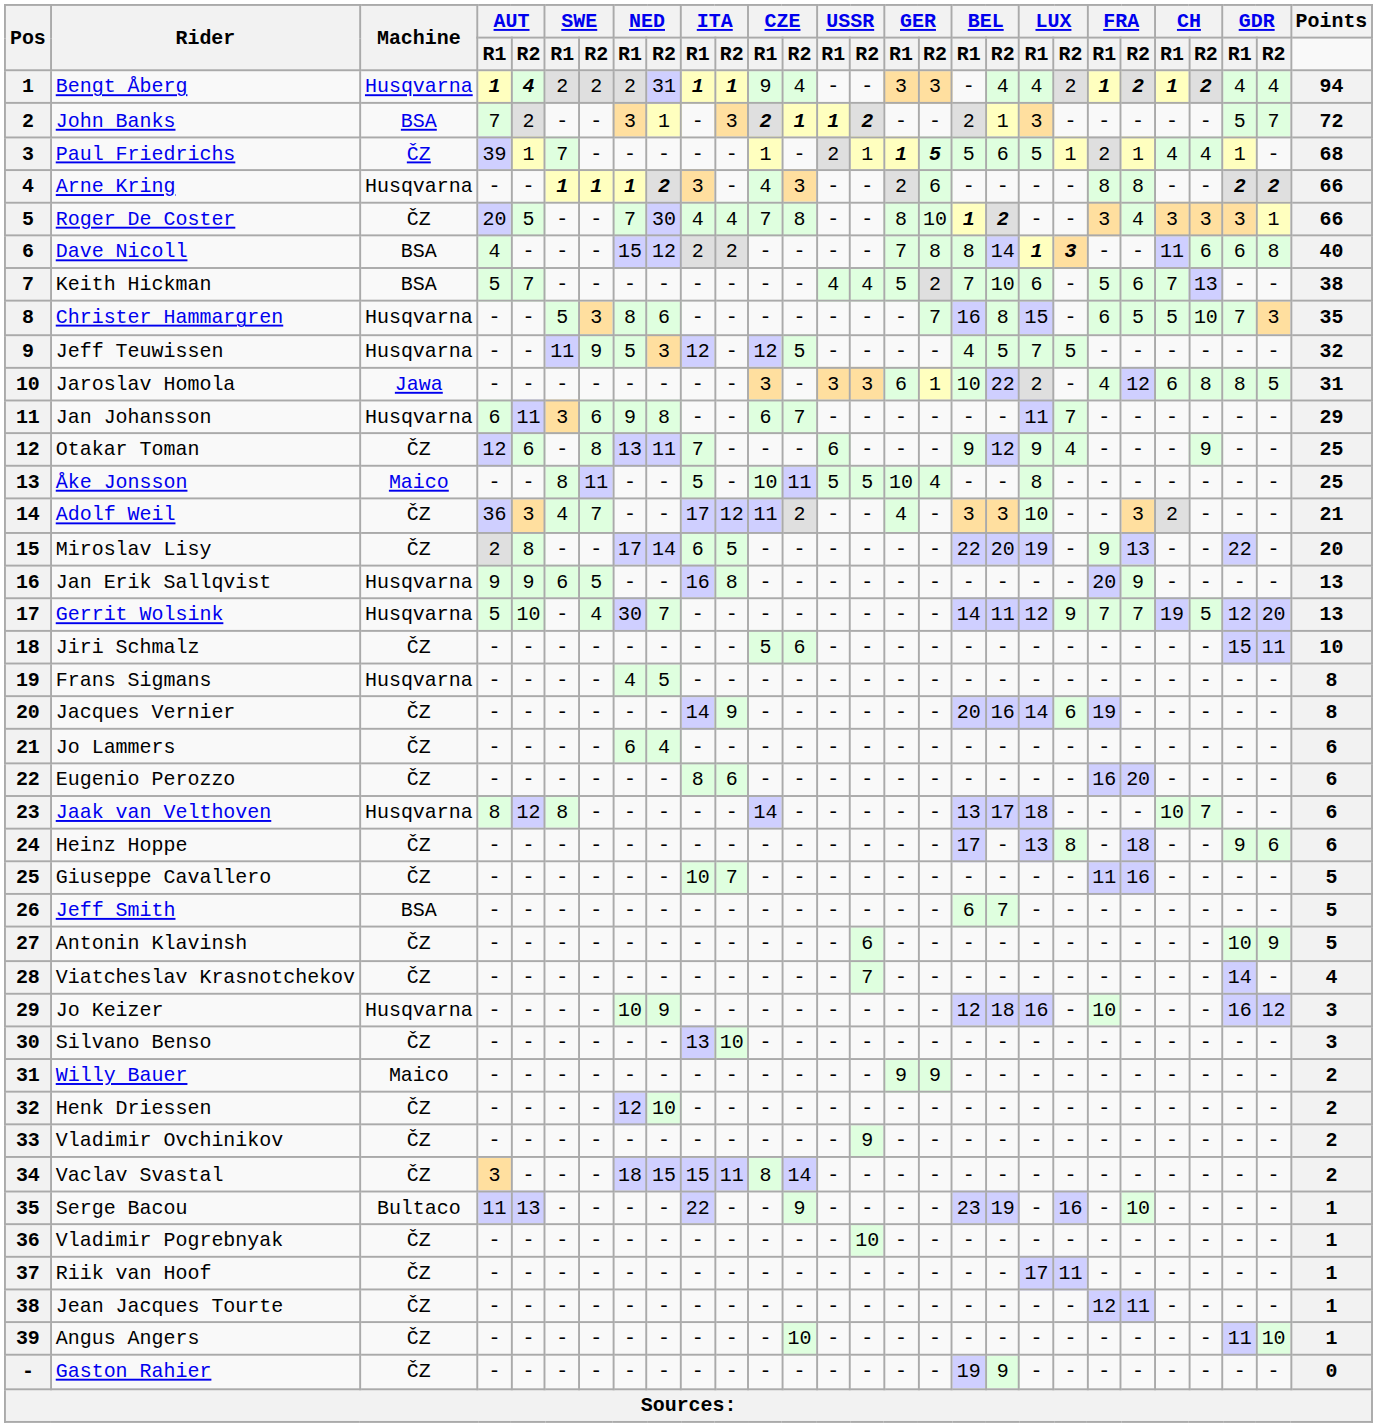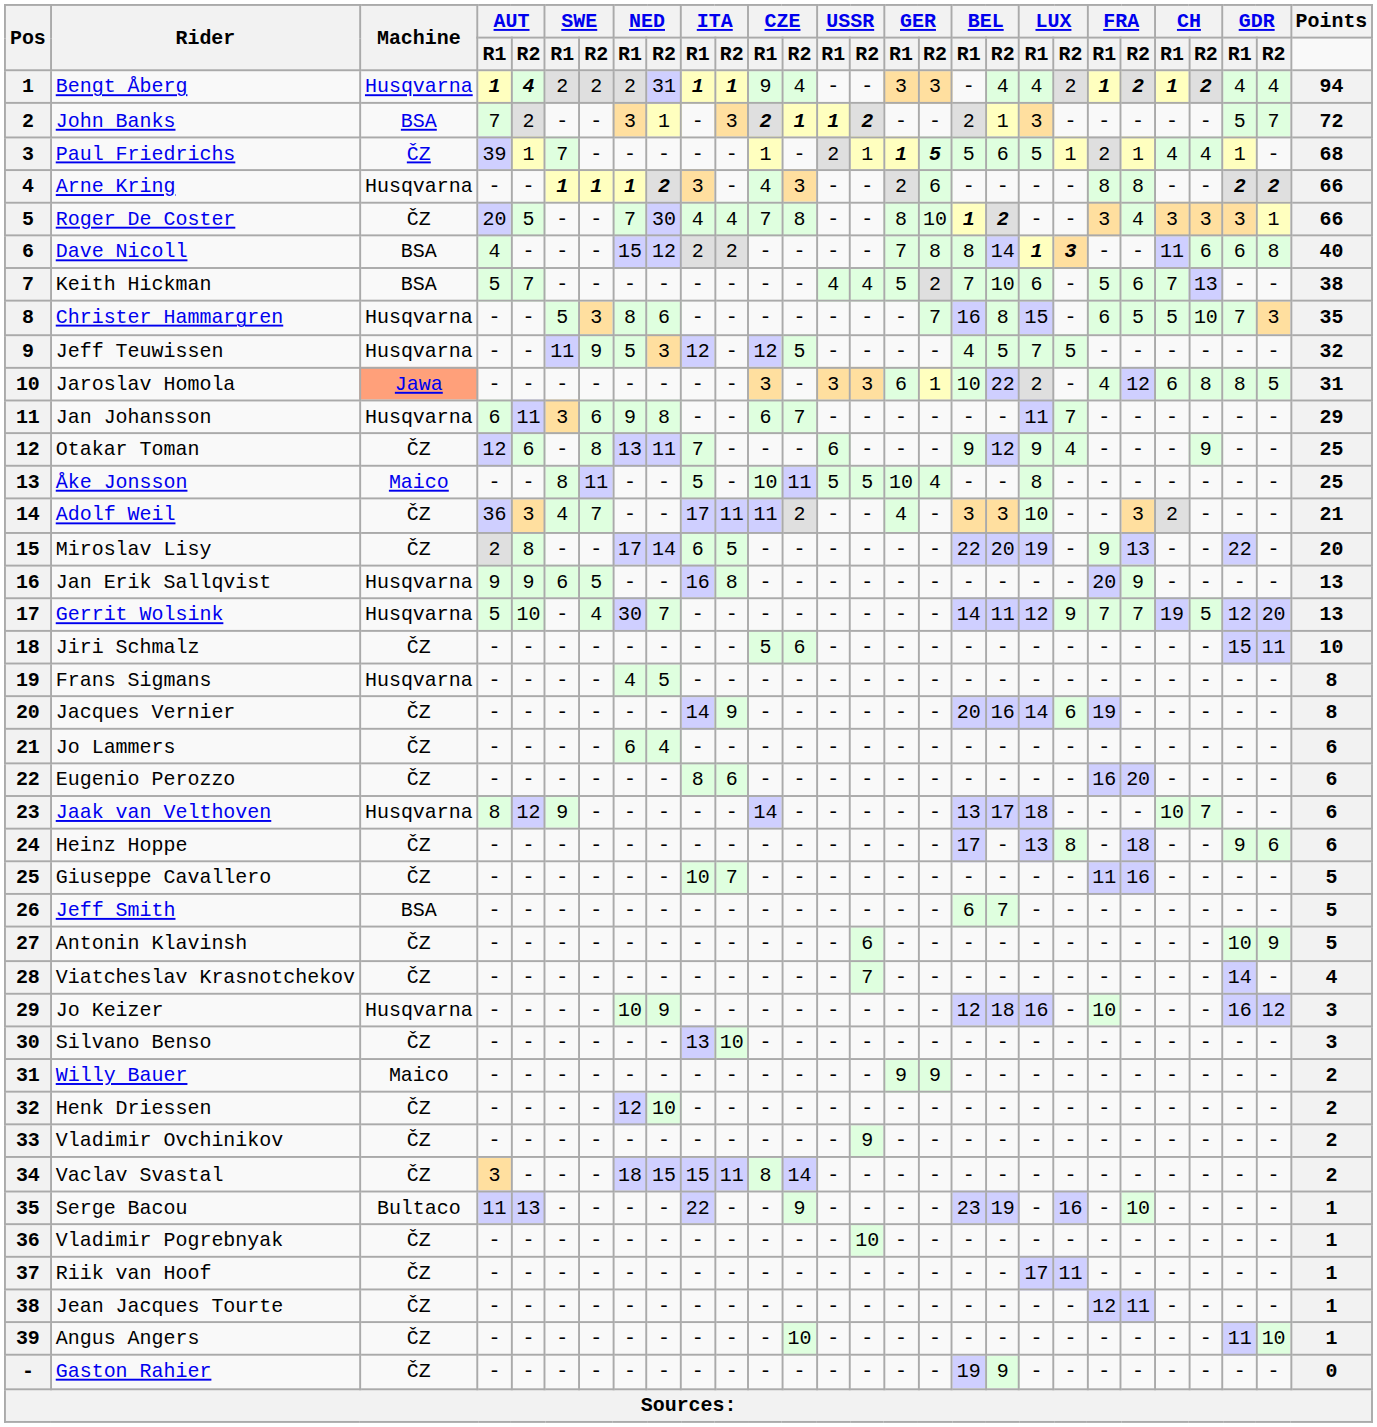(419, 384) no background -> (419, 384) lightsalmon background
(732, 516) 12 -> (732, 516) 11
(562, 812) 8 -> (562, 812) 9
